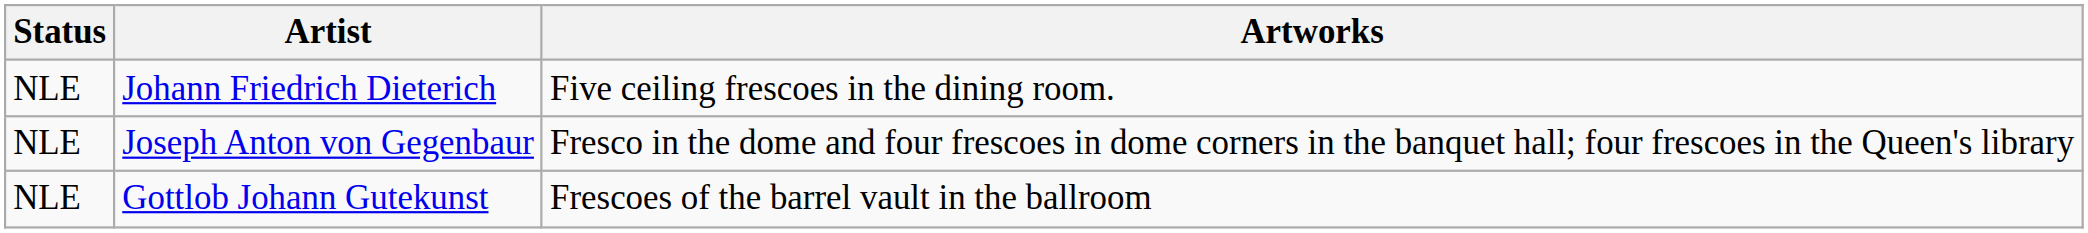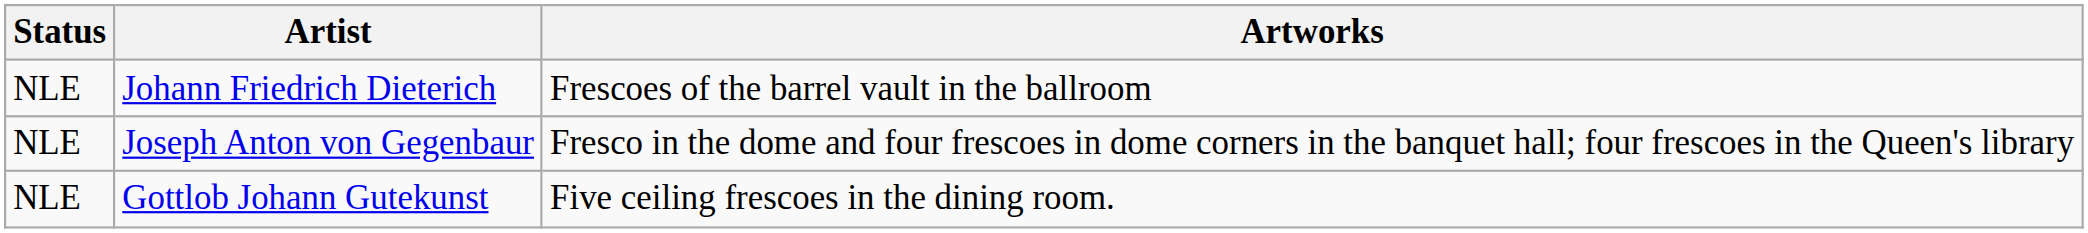(832, 87) Five ceiling frescoes in the dining room. -> (851, 87) Frescoes of the barrel vault in the ballroom
(851, 198) Frescoes of the barrel vault in the ballroom -> (832, 198) Five ceiling frescoes in the dining room.
